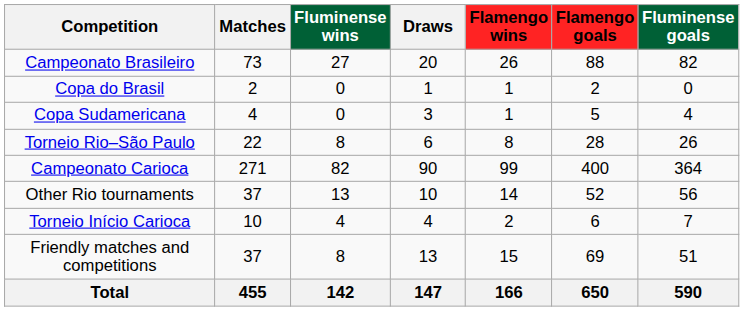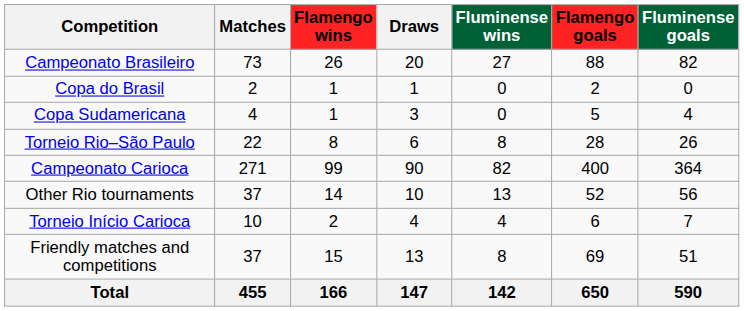columns swapped: (509, 27) <-> (340, 27)
